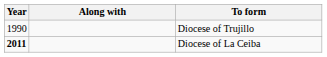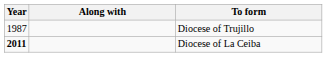(17, 28) 1990 -> (17, 28) 1987
